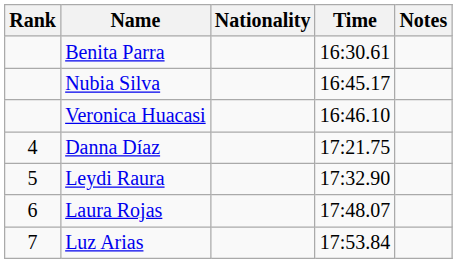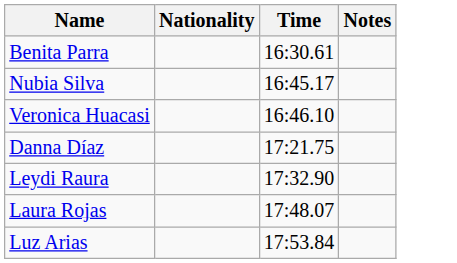- column: (33, 20)
